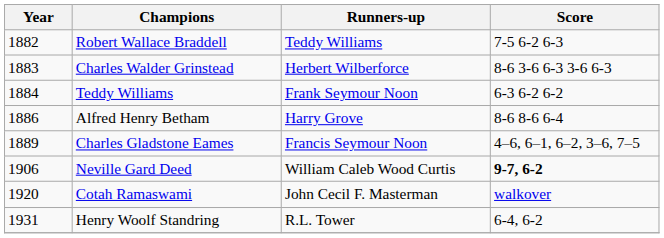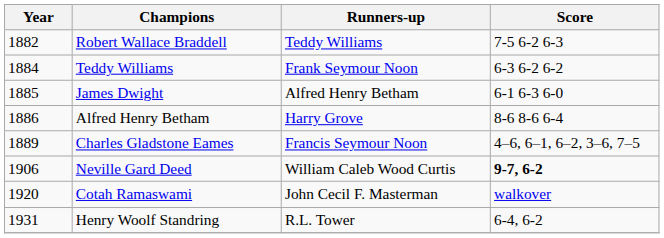- row: (155, 67)
+ row: (119, 93)
